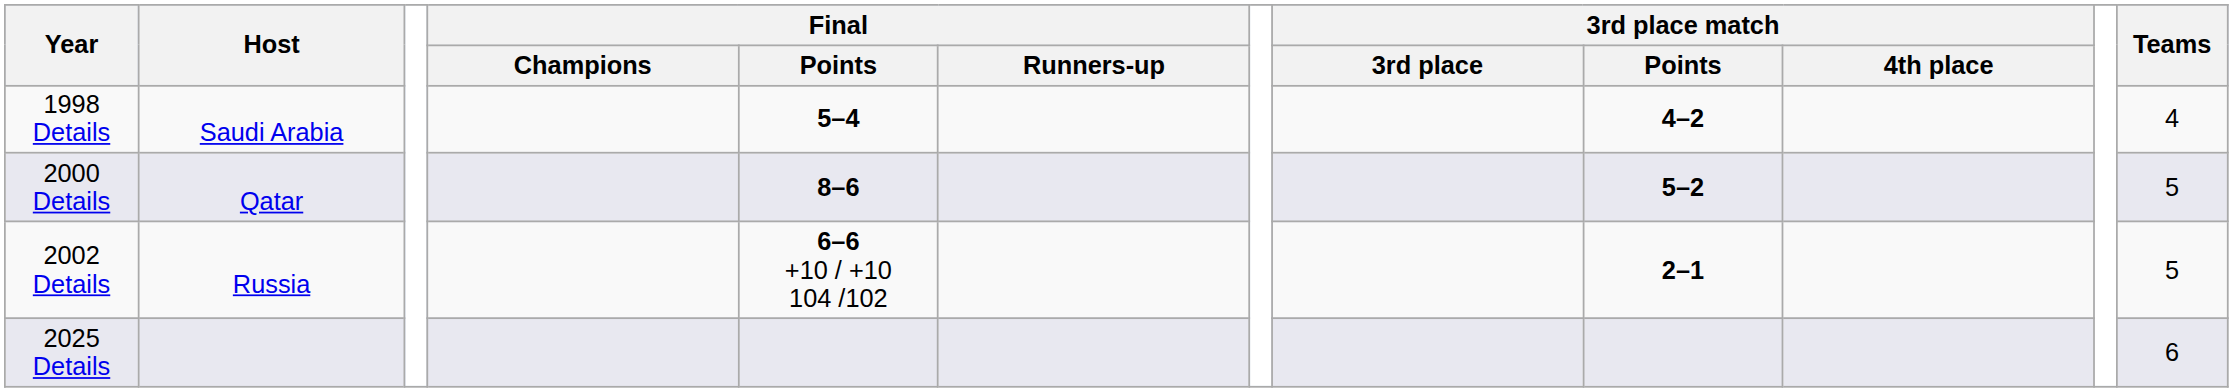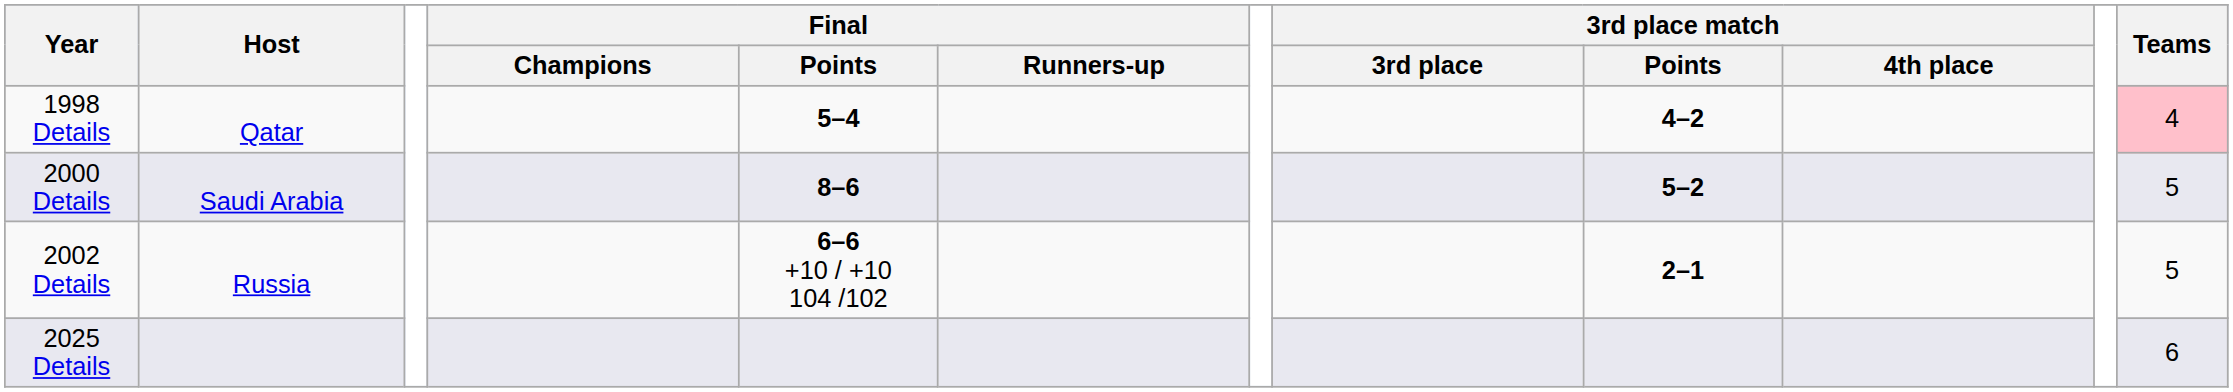(272, 134) Saudi Arabia -> (272, 134) Qatar
(2172, 119) no background -> (2172, 119) pink background
(272, 202) Qatar -> (272, 202) Saudi Arabia
